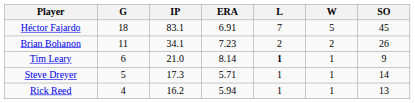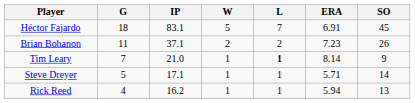columns swapped: (332, 12) <-> (227, 12)
(175, 43) 34.1 -> (175, 43) 37.1
(123, 59) 6 -> (123, 59) 7
(175, 75) 17.3 -> (175, 75) 17.1
